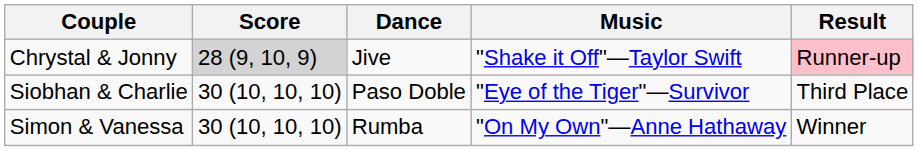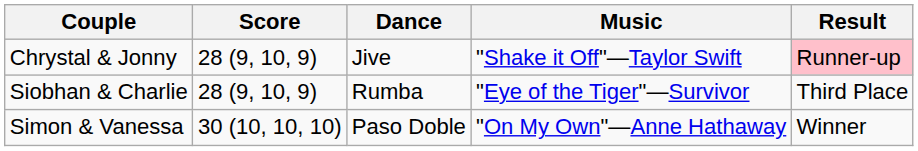(257, 57) lightgrey background -> (257, 57) no background
(270, 92) 30 (10, 10, 10) -> (257, 92) 28 (9, 10, 9)
(409, 92) Paso Doble -> (387, 92) Rumba
(387, 127) Rumba -> (409, 127) Paso Doble
